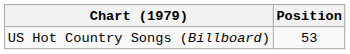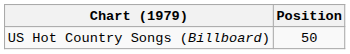(309, 38) 53 -> (309, 38) 50
